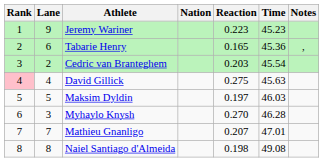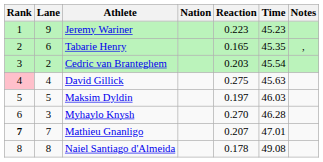(274, 47) 45.36 -> (274, 47) 45.35
(19, 132) normal -> (19, 132) bold
(236, 149) 0.198 -> (236, 149) 0.178
